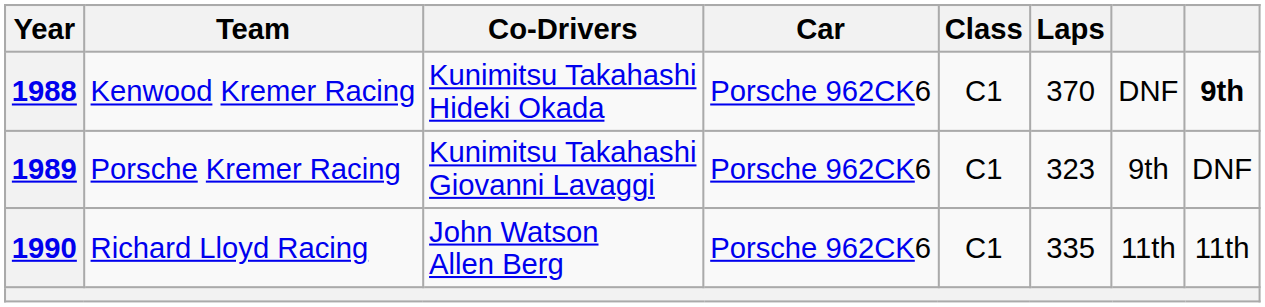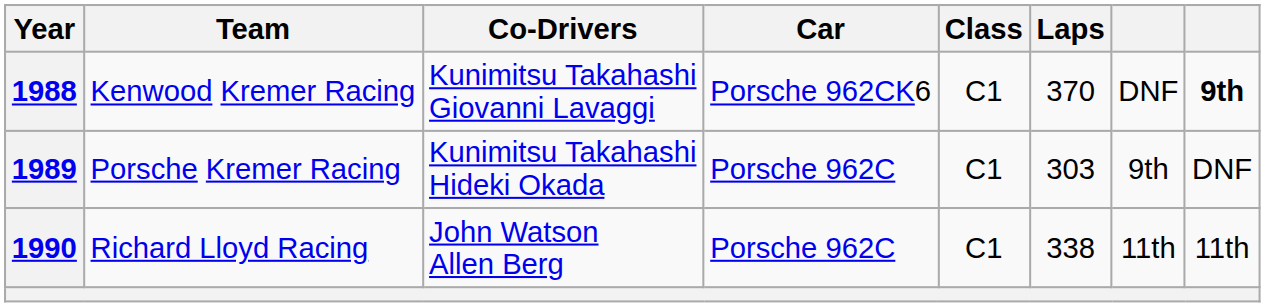(563, 91) Kunimitsu Takahashi Hideki Okada -> (563, 91) Kunimitsu Takahashi Giovanni Lavaggi
(563, 170) Kunimitsu Takahashi Giovanni Lavaggi -> (563, 170) Kunimitsu Takahashi Hideki Okada
(821, 170) Porsche 962CK6 -> (803, 170) Porsche 962C
(1071, 170) 323 -> (1071, 170) 303
(821, 248) Porsche 962CK6 -> (803, 248) Porsche 962C
(1071, 248) 335 -> (1071, 248) 338
